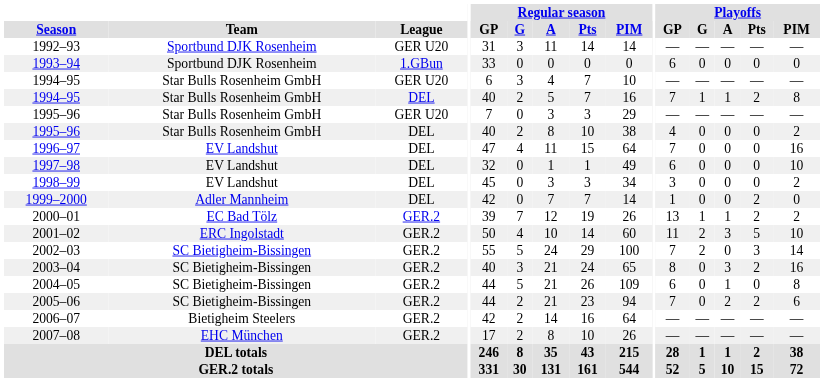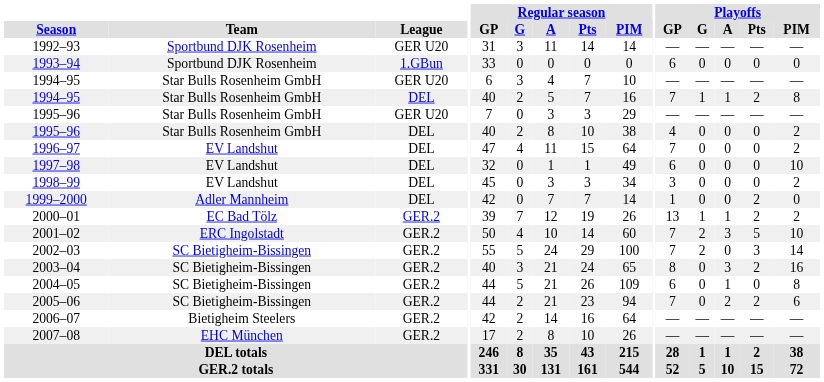(797, 148) 16 -> (797, 148) 2
(672, 233) 11 -> (672, 233) 7
